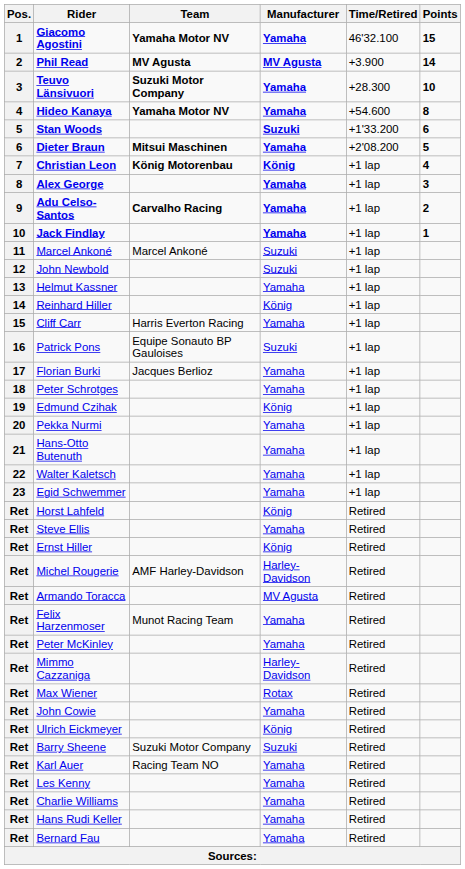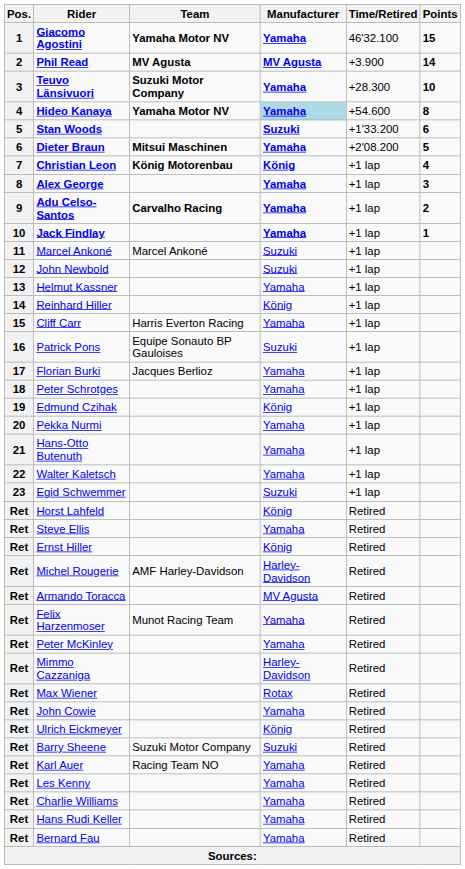(284, 111) no background -> (284, 111) lightblue background
(284, 492) Yamaha -> (280, 492) Suzuki
